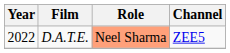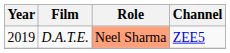(21, 37) 2022 -> (21, 37) 2019
